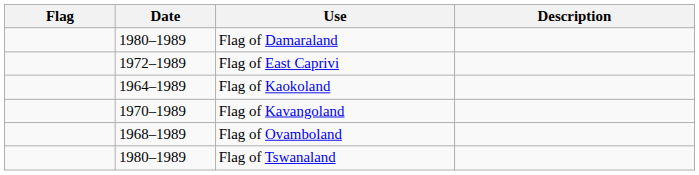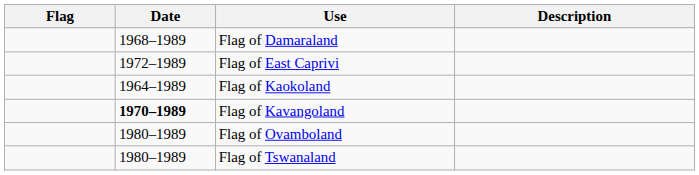(152, 39) 1980–1989 -> (152, 39) 1968–1989
(152, 110) normal -> (152, 110) bold
(152, 134) 1968–1989 -> (152, 134) 1980–1989
